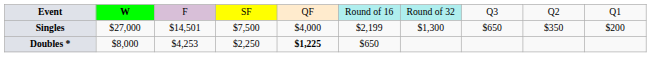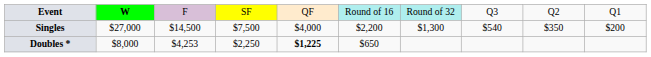(185, 28) $14,501 -> (185, 28) $14,500
(369, 28) $2,199 -> (369, 28) $2,200
(492, 28) $650 -> (492, 28) $540
